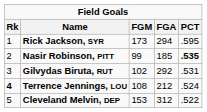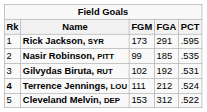(164, 42) 294 -> (164, 42) 291
(190, 56) bold -> (190, 56) normal
(164, 71) 292 -> (164, 71) 192
(139, 86) 108 -> (139, 86) 111
